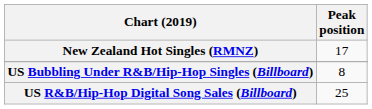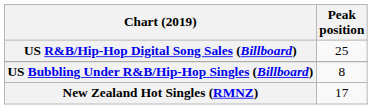rows swapped: (160, 51) <-> (160, 93)
